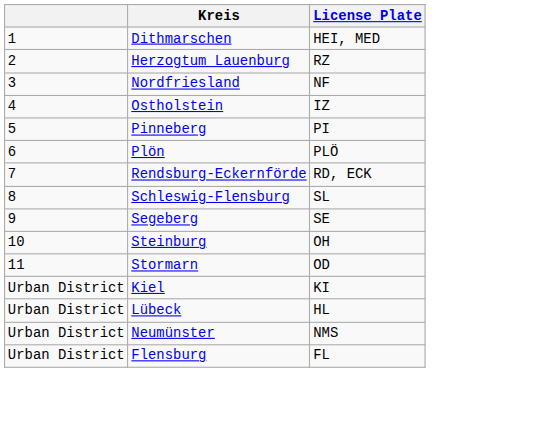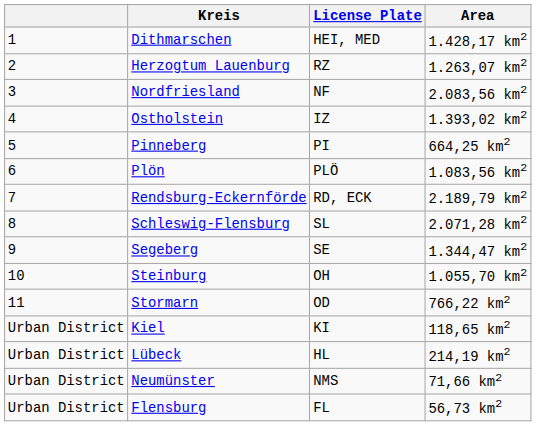+ column: (478, 16)
